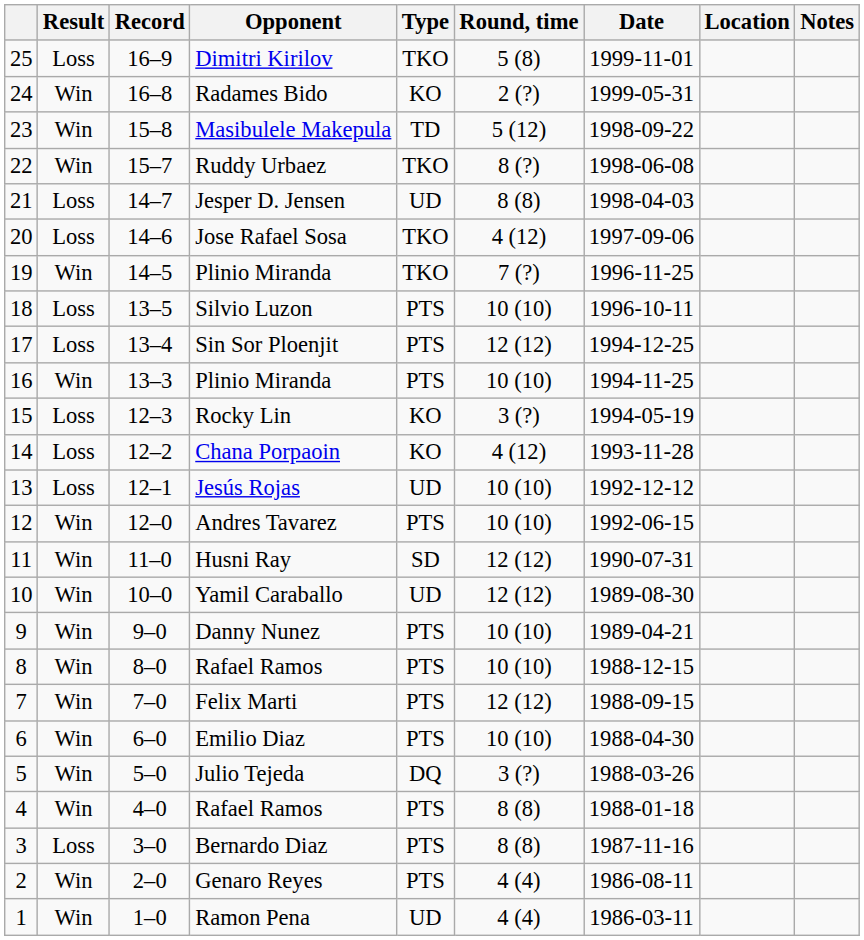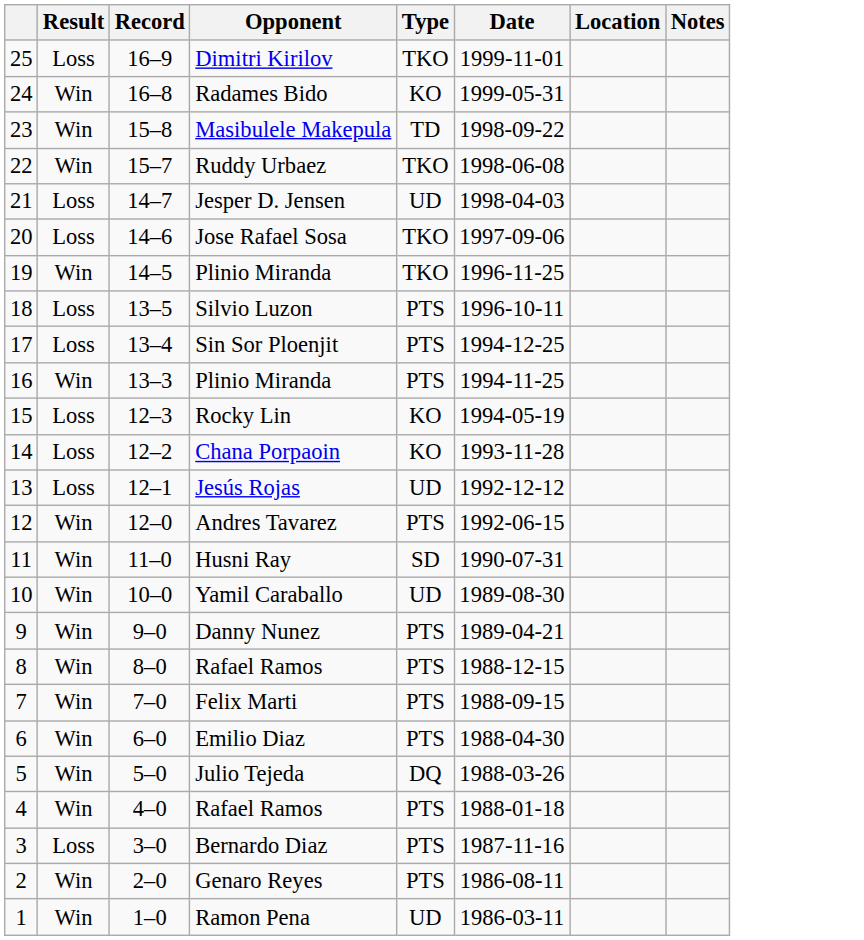- column: (519, 22)
